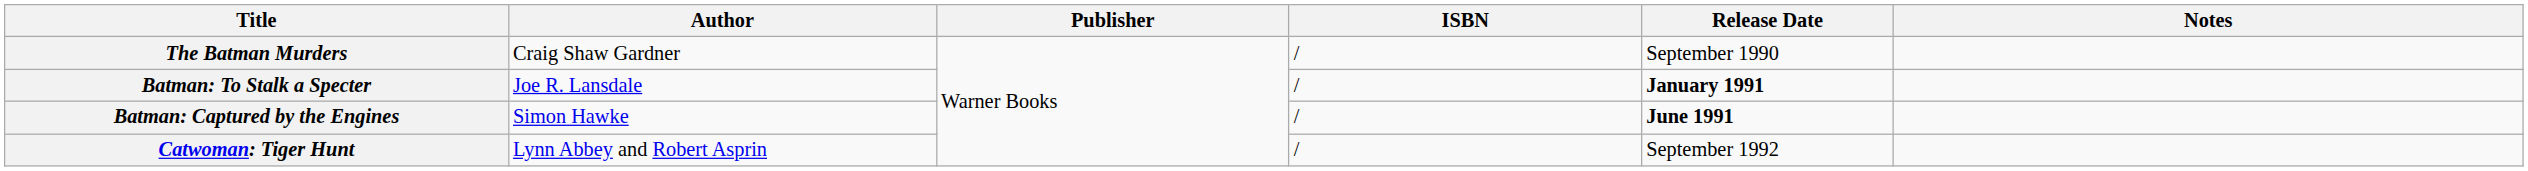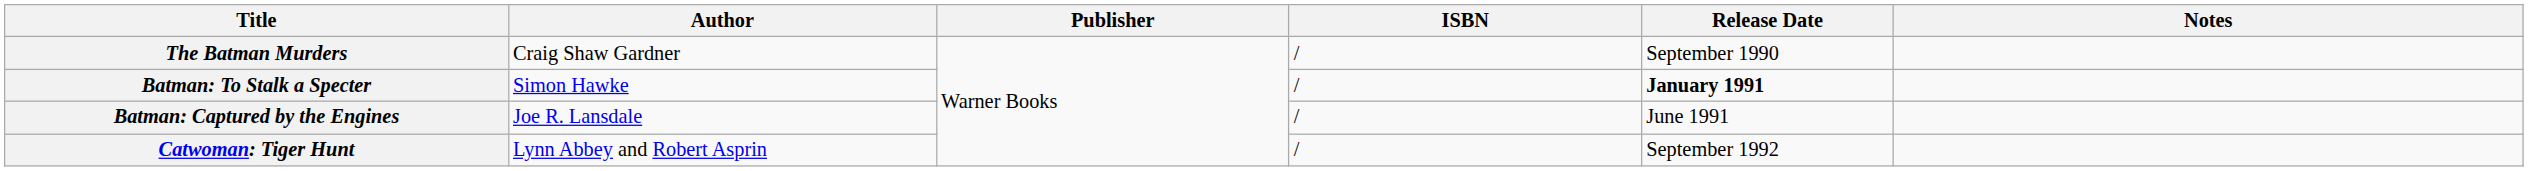(578, 85) Joe R. Lansdale -> (571, 85) Simon Hawke
(571, 117) Simon Hawke -> (578, 117) Joe R. Lansdale
(1690, 117) bold -> (1688, 117) normal
